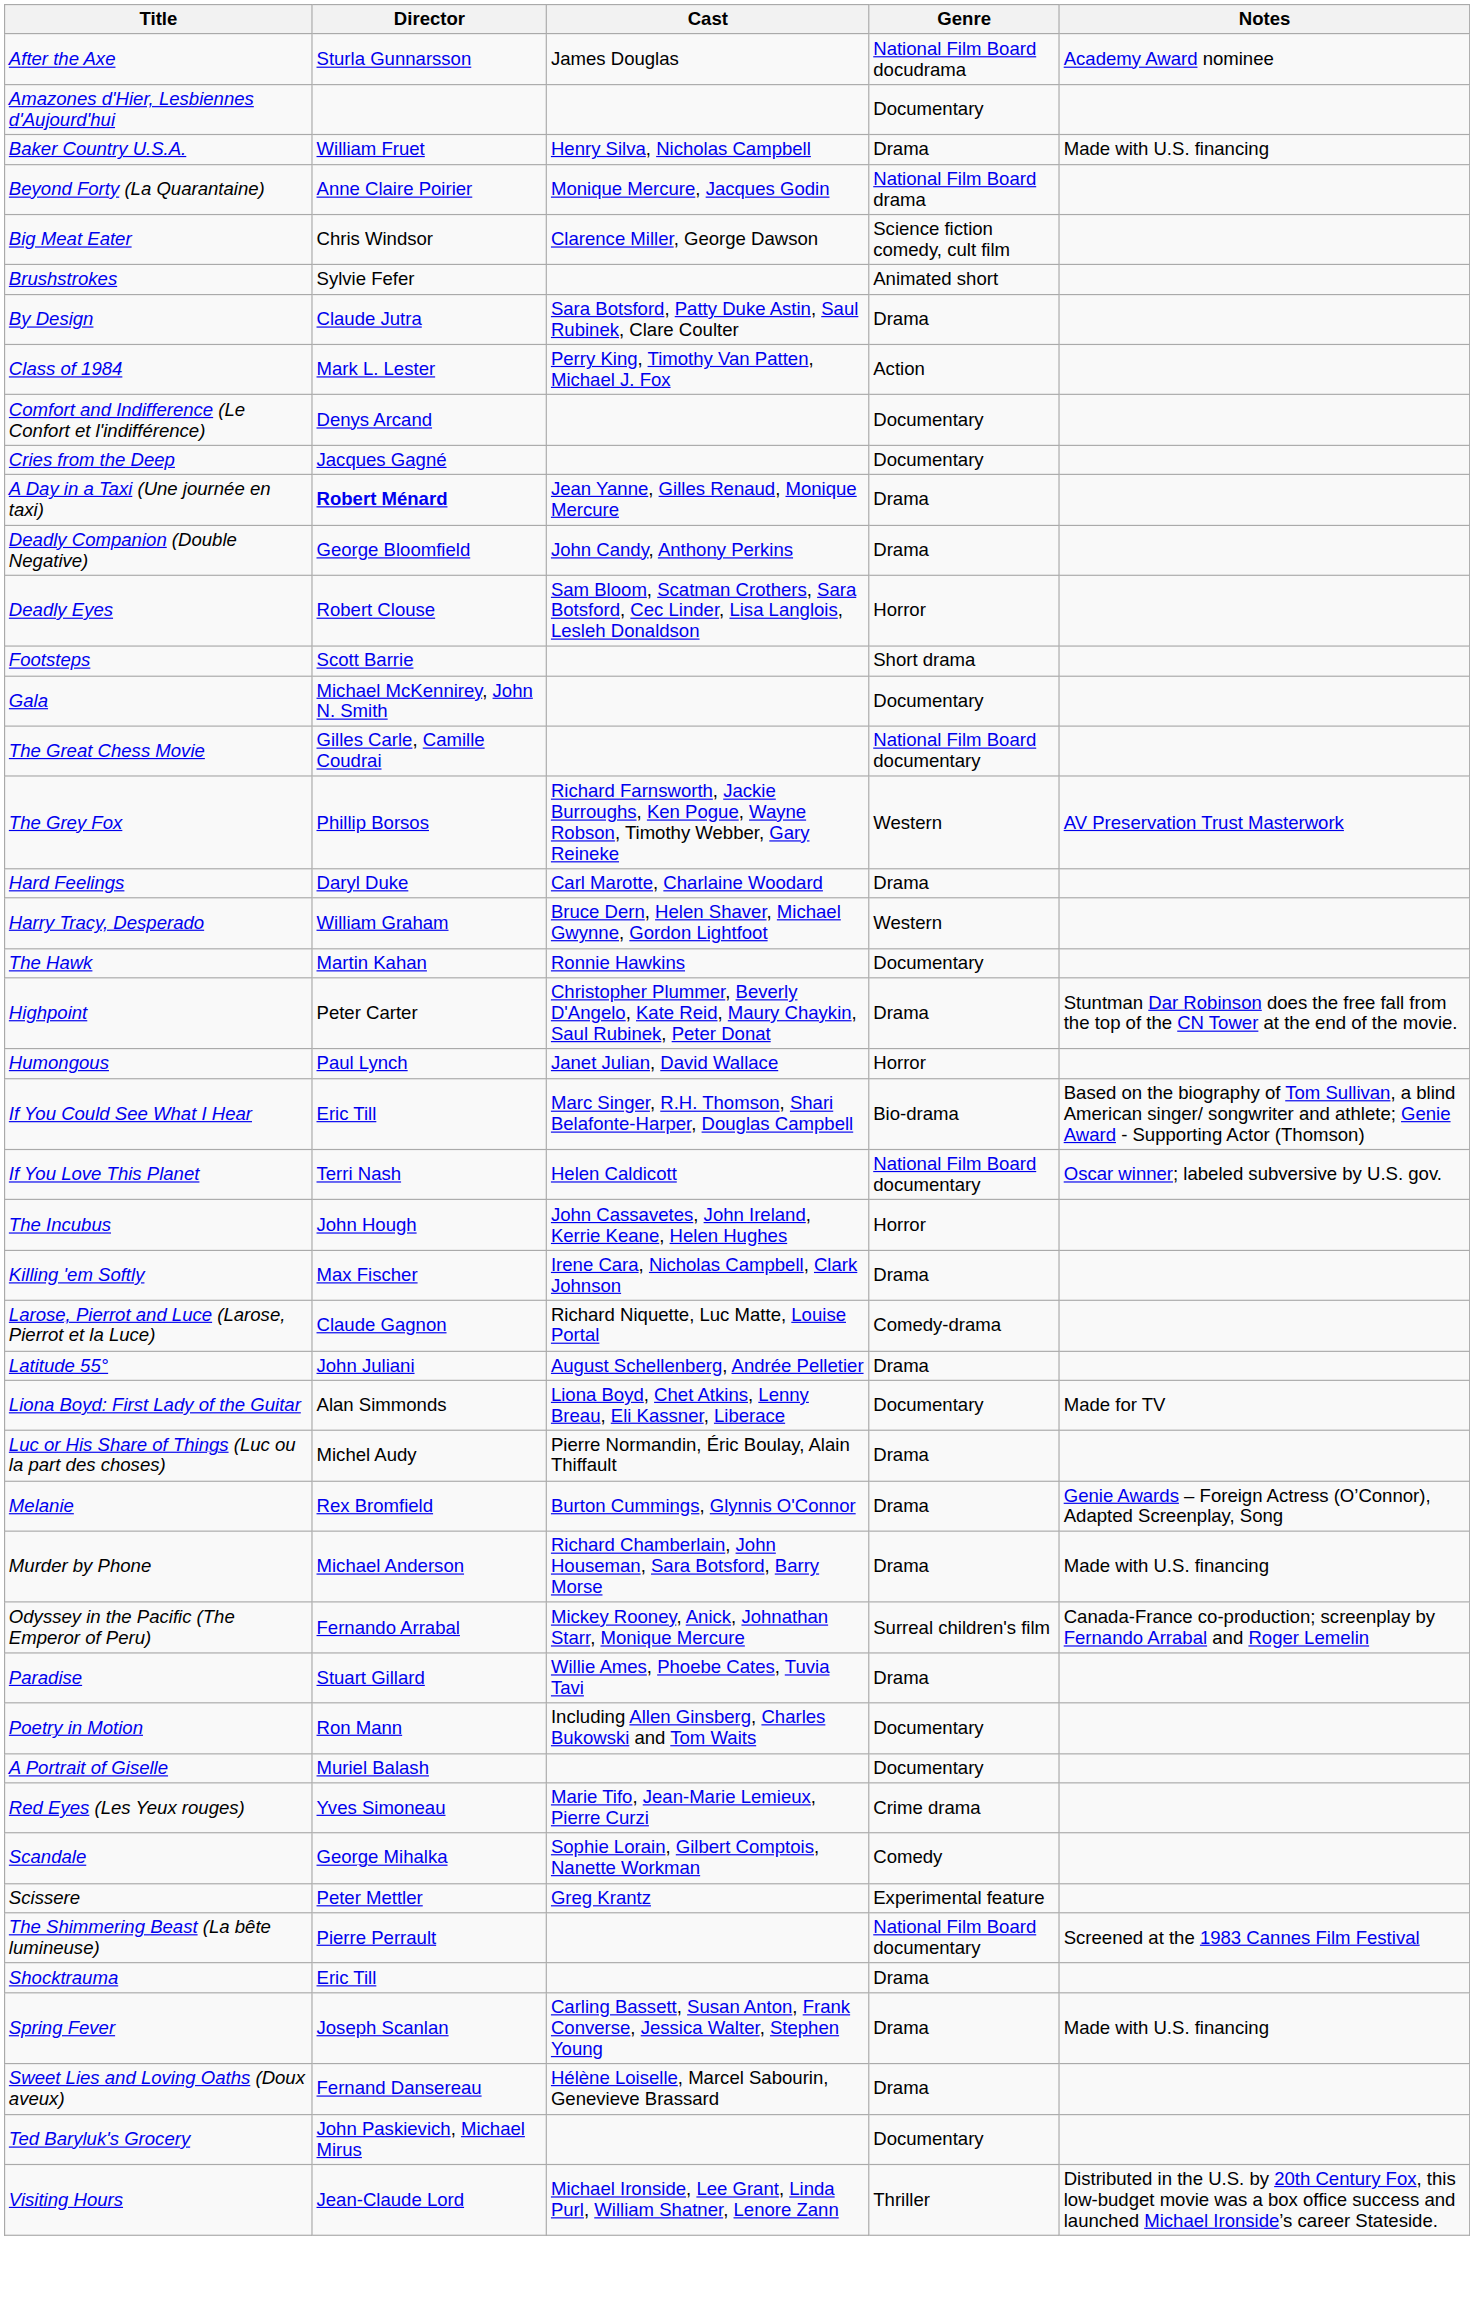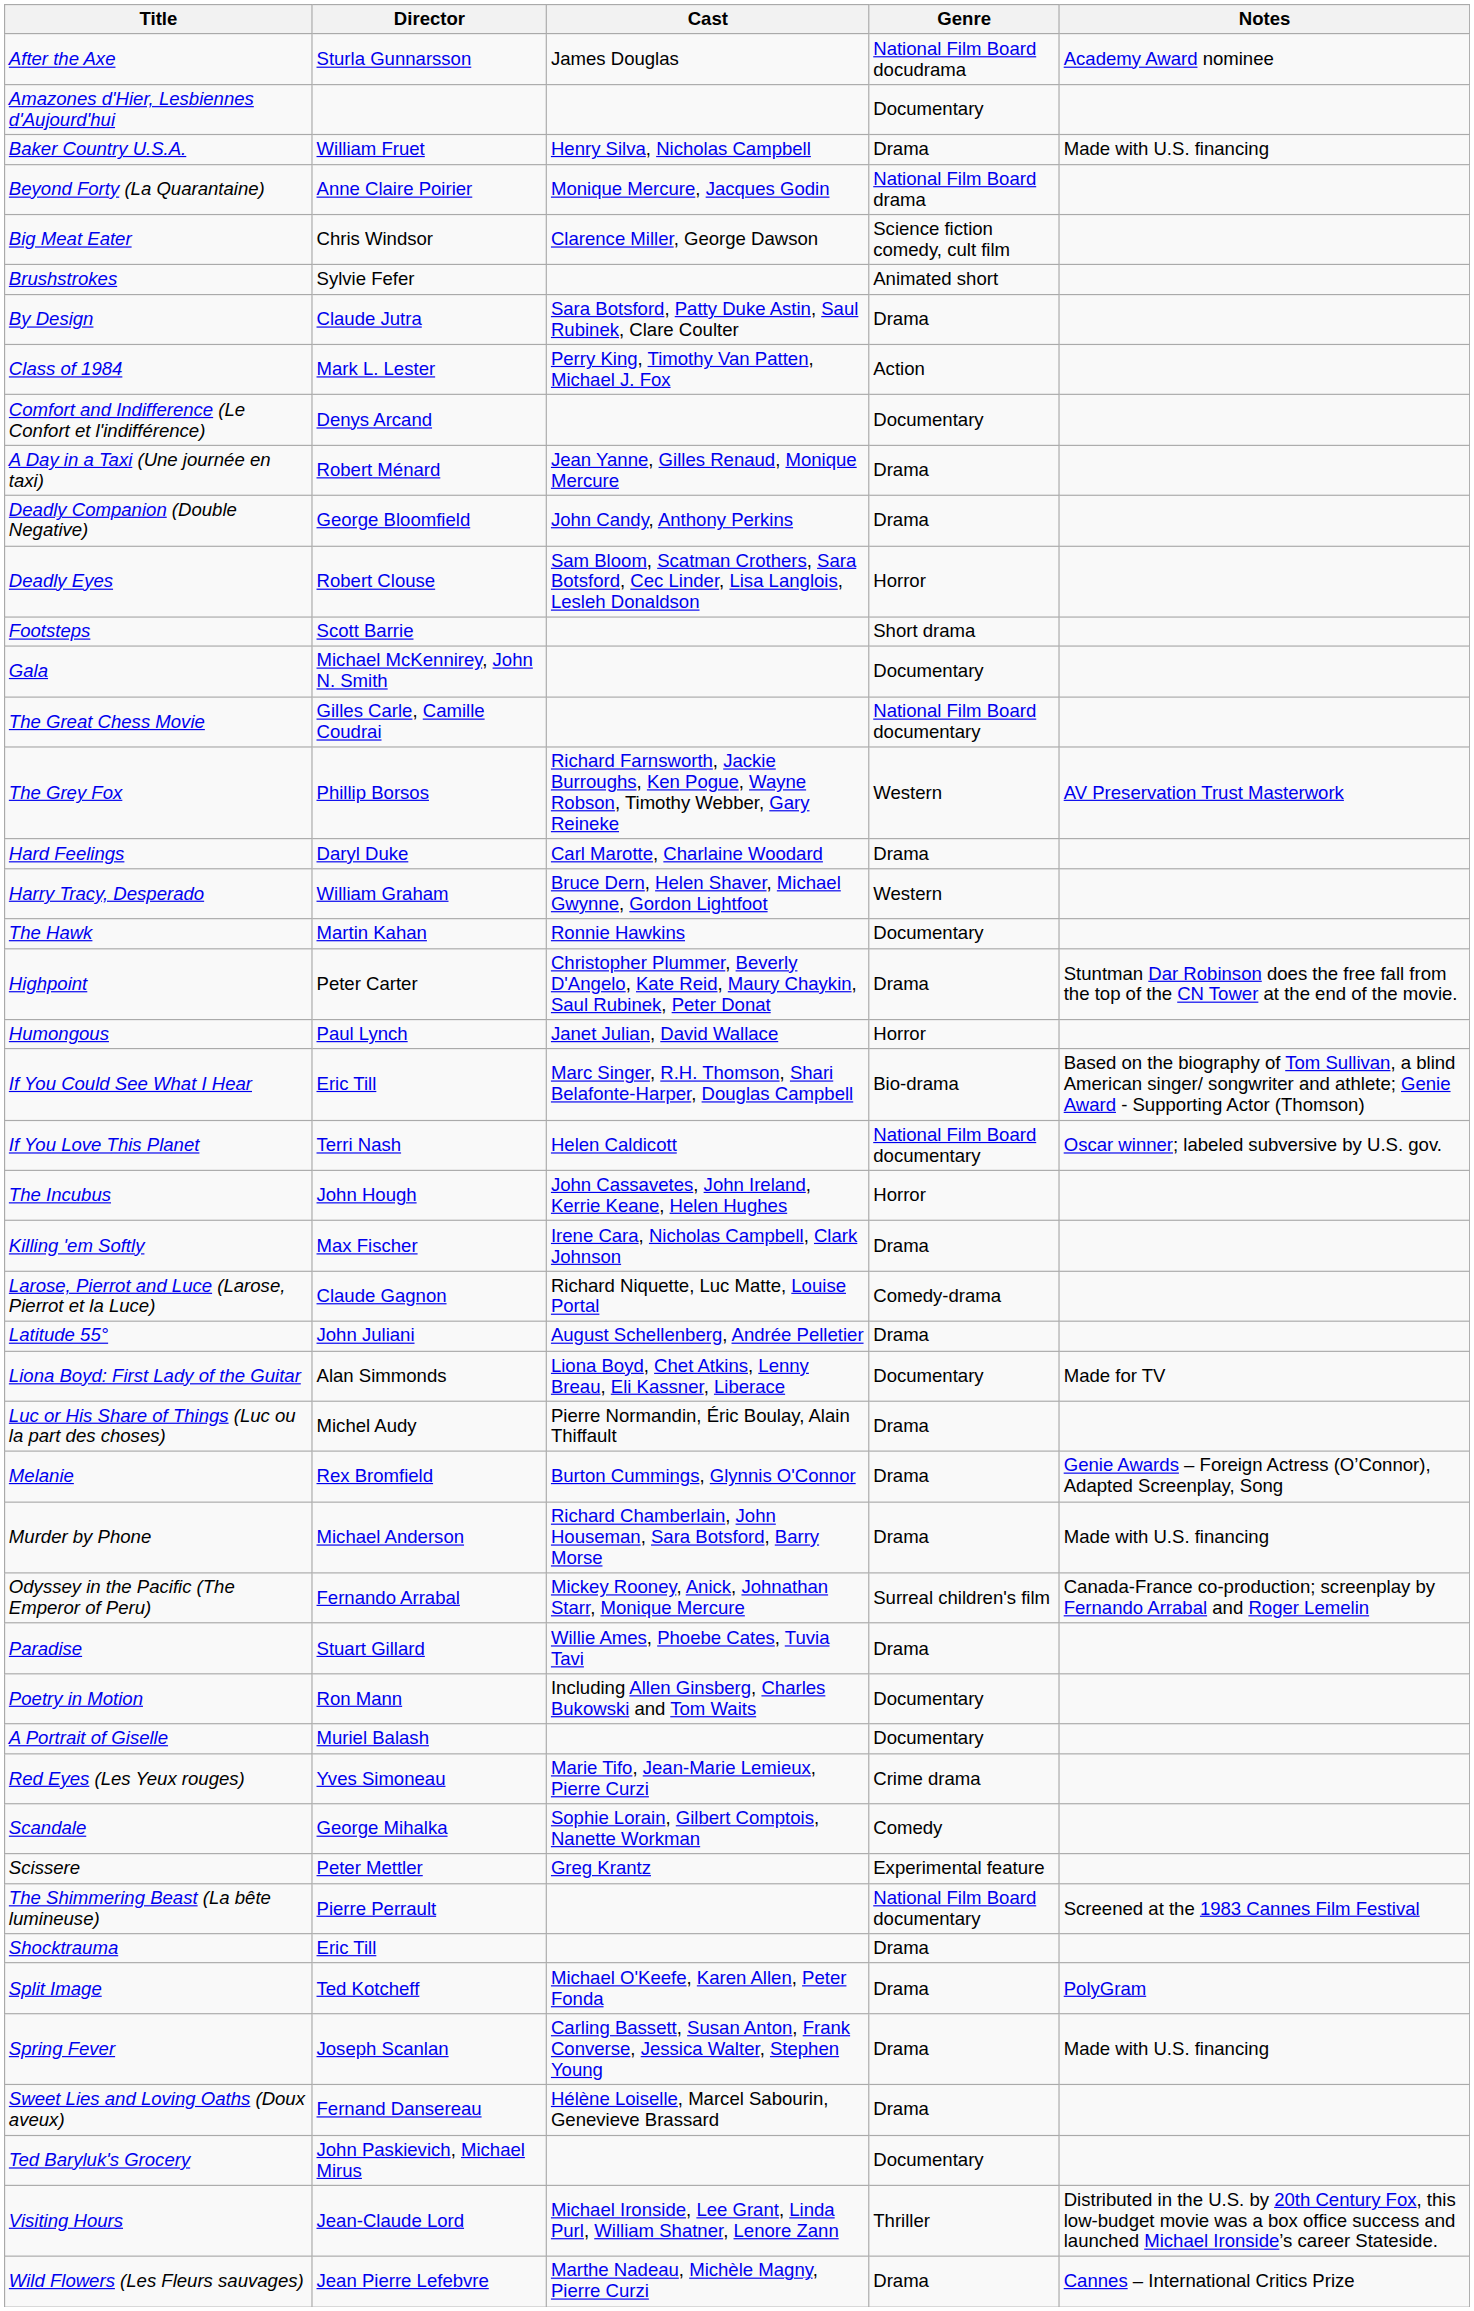- row: (92, 459)
(382, 499) bold -> (378, 470) normal
+ row: (55, 1988)
+ row: (156, 2281)
